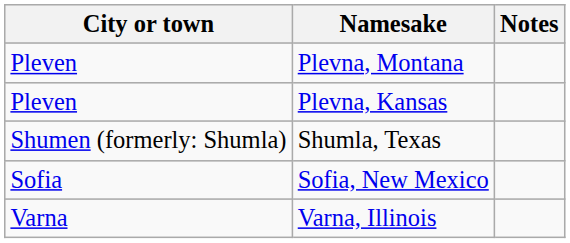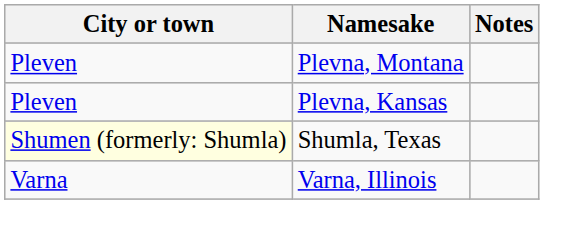(148, 140) no background -> (148, 140) lightyellow background
- row: (393, 179)
